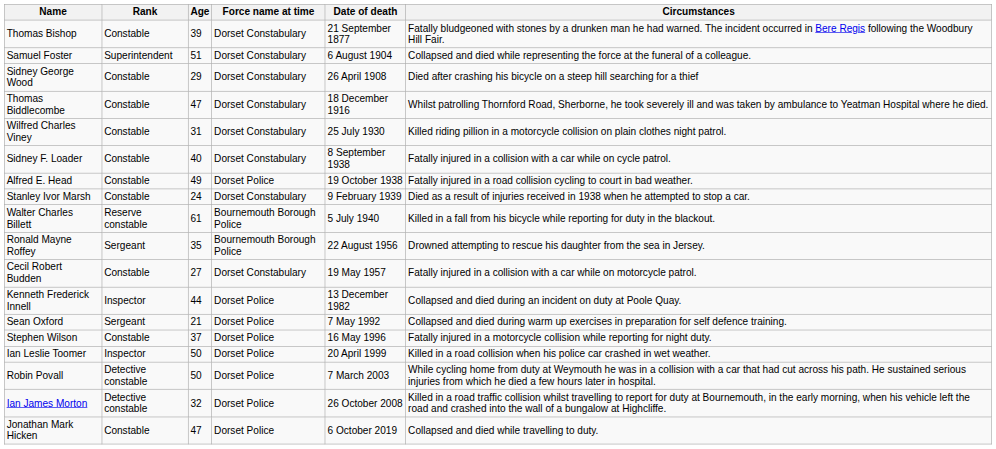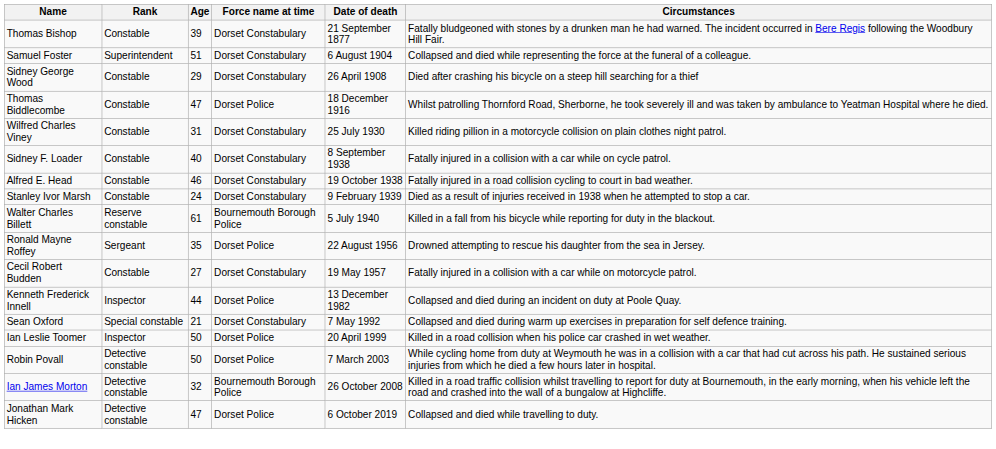(260, 104) Dorset Constabulary -> (244, 104) Dorset Police
(196, 181) 49 -> (196, 181) 46
(244, 181) Dorset Police -> (260, 181) Dorset Constabulary
(265, 246) Bournemouth Borough Police -> (244, 246) Dorset Police
(125, 322) Sergeant -> (144, 322) Special constable
(244, 322) Dorset Police -> (260, 322) Dorset Constabulary
- row: (42, 338)
(244, 403) Dorset Police -> (265, 387) Bournemouth Borough Police
(127, 430) Constable -> (126, 414) Detective constable
